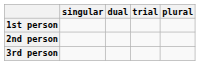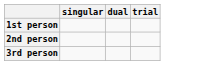- column: (178, 11)
